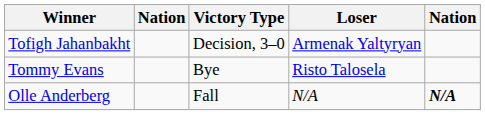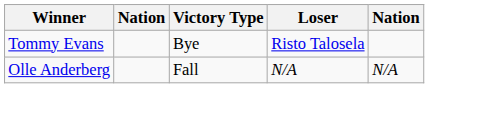- row: (69, 43)
(443, 95) bold -> (385, 69) normal
